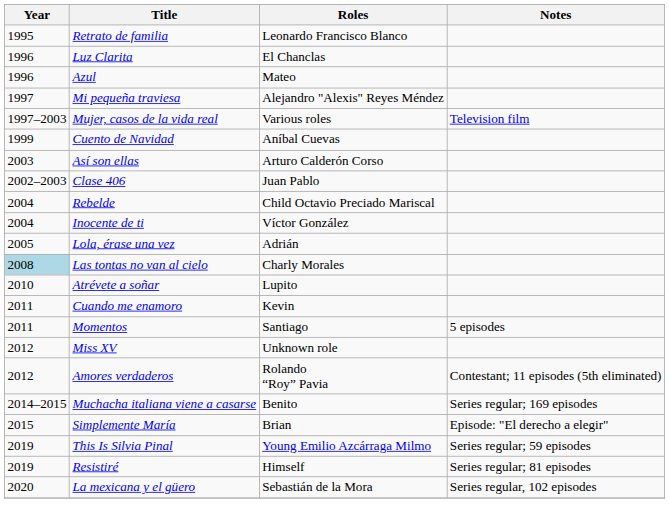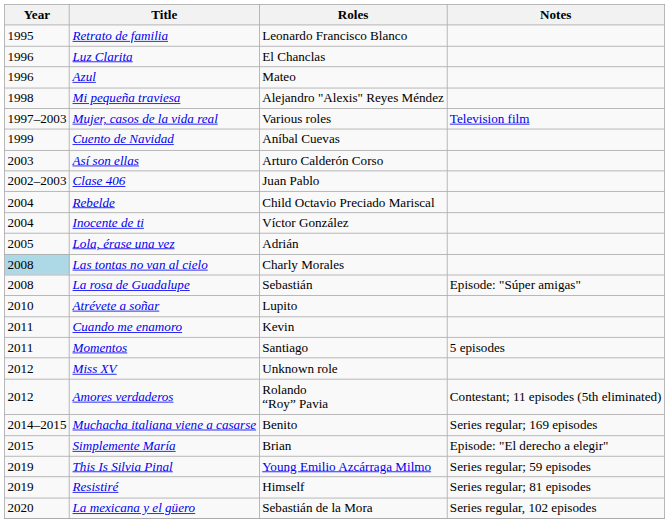(21, 98) 1997 -> (21, 98) 1998
+ row: (131, 285)
